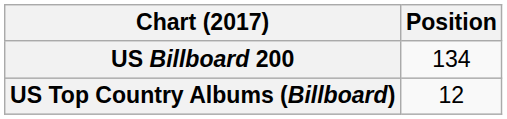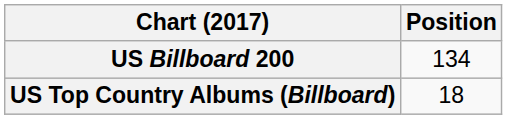(451, 95) 12 -> (451, 95) 18
